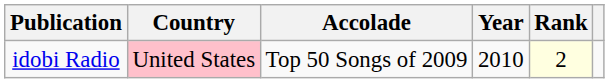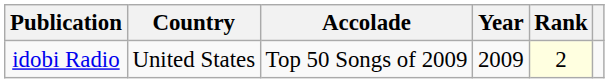(194, 58) pink background -> (194, 58) no background
(501, 58) 2010 -> (501, 58) 2009
